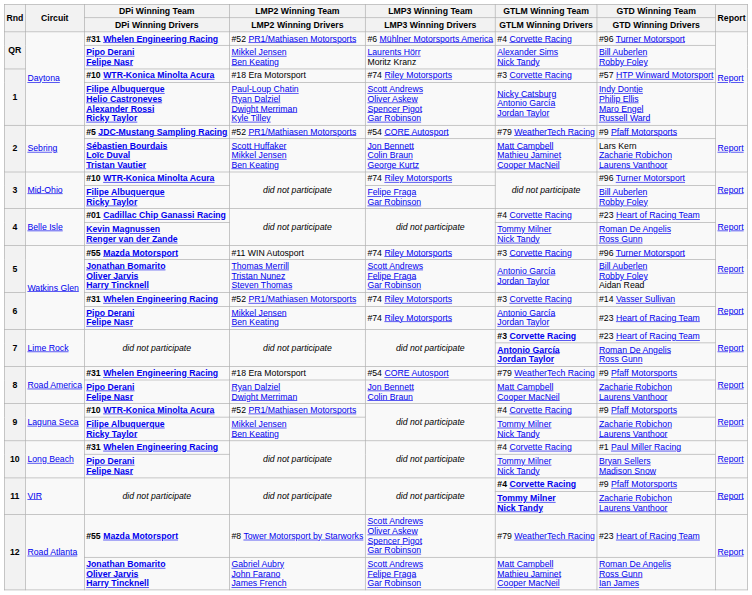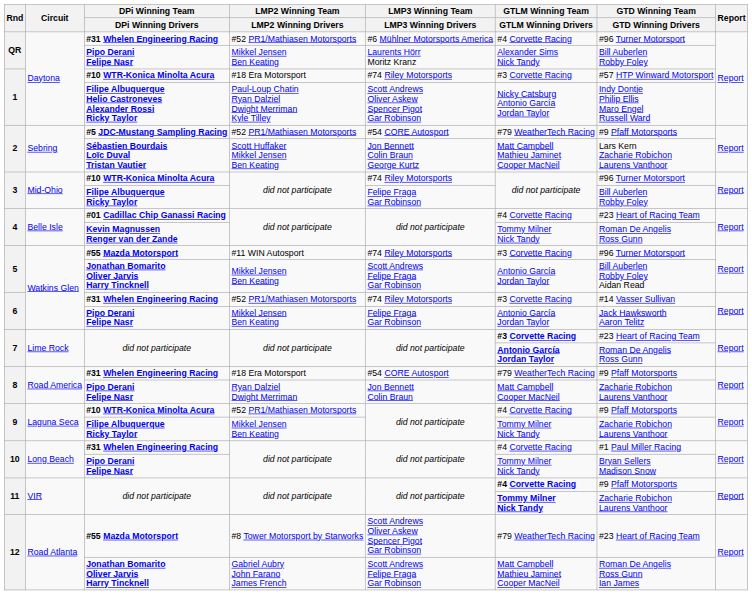(262, 276) Thomas Merrill Tristan Nunez Steven Thomas -> (259, 276) Mikkel Jensen Ben Keating
(410, 317) #74 Riley Motorsports -> (394, 317) Felipe Fraga Gar Robinson
(649, 317) #23 Heart of Racing Team -> (633, 317) Jack Hawksworth Aaron Telitz
